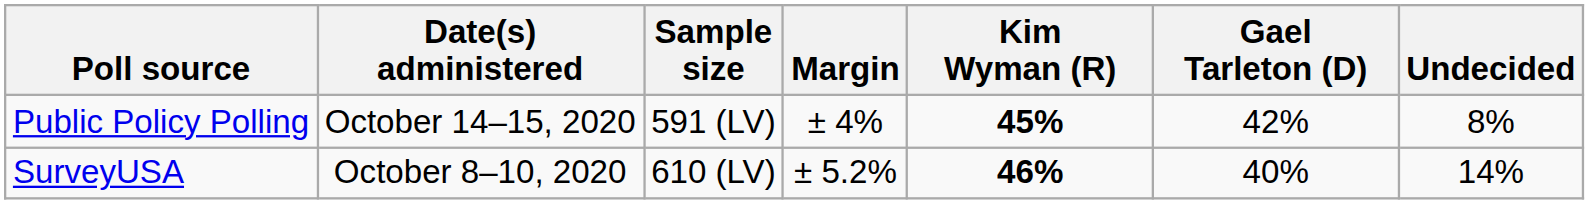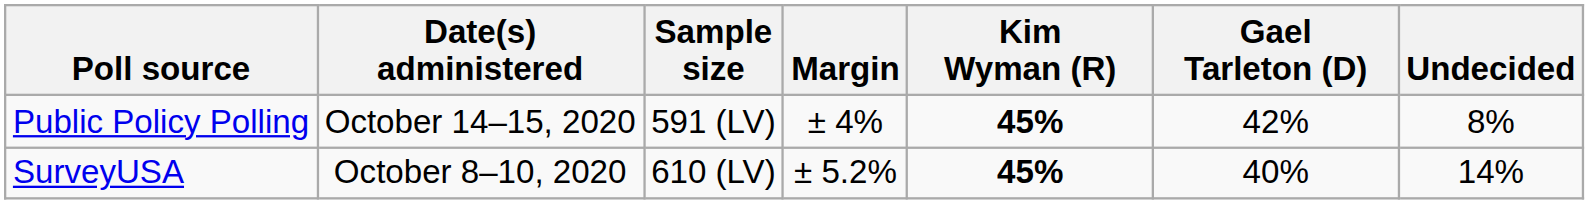(1030, 173) 46% -> (1030, 173) 45%
